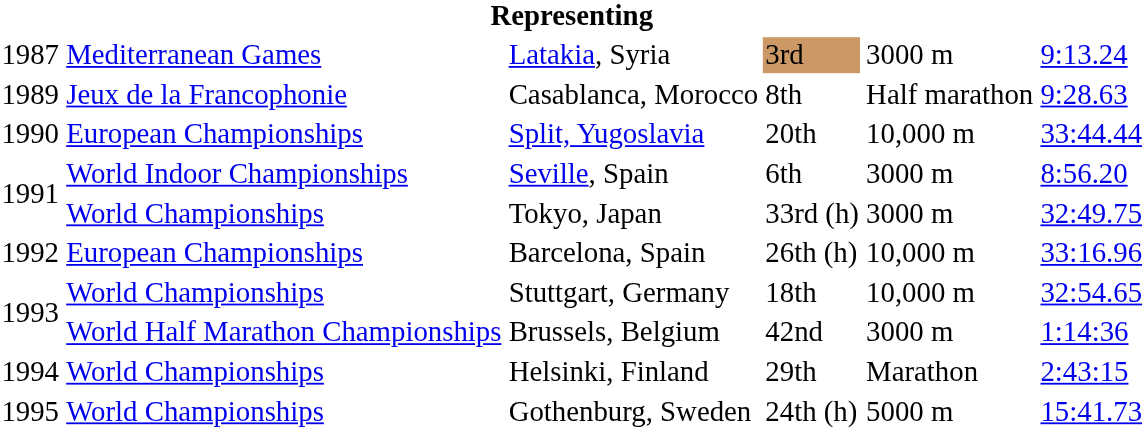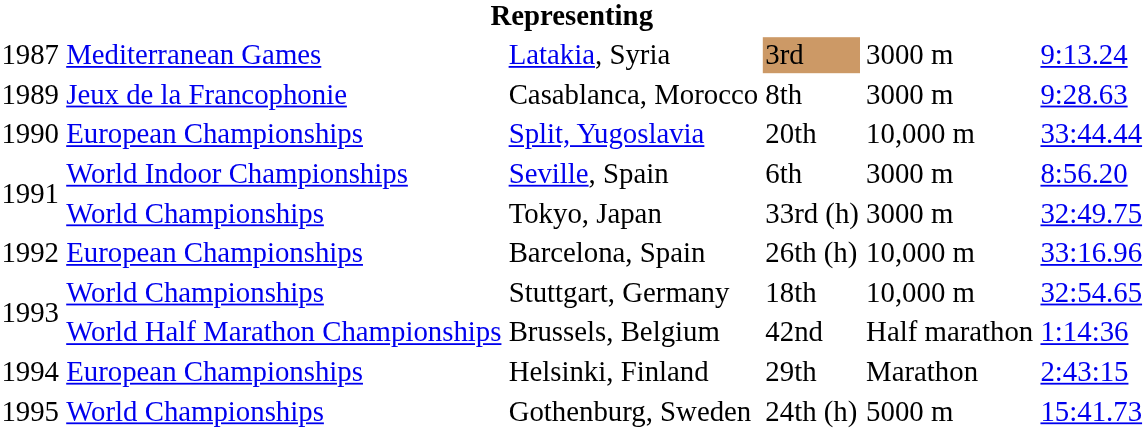(950, 94) Half marathon -> (910, 94) 3000 m
(910, 331) 3000 m -> (950, 331) Half marathon
(195, 371) World Championships -> (215, 371) European Championships
